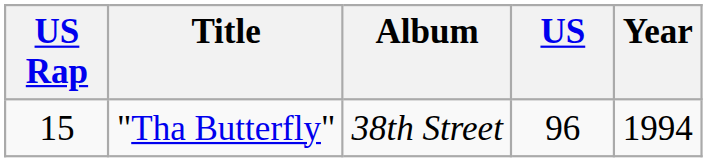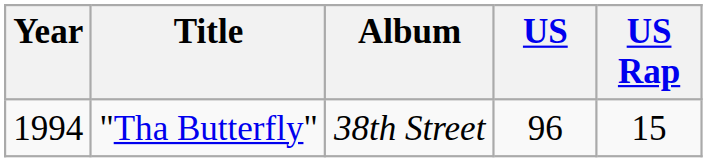columns swapped: (658, 32) <-> (57, 51)
